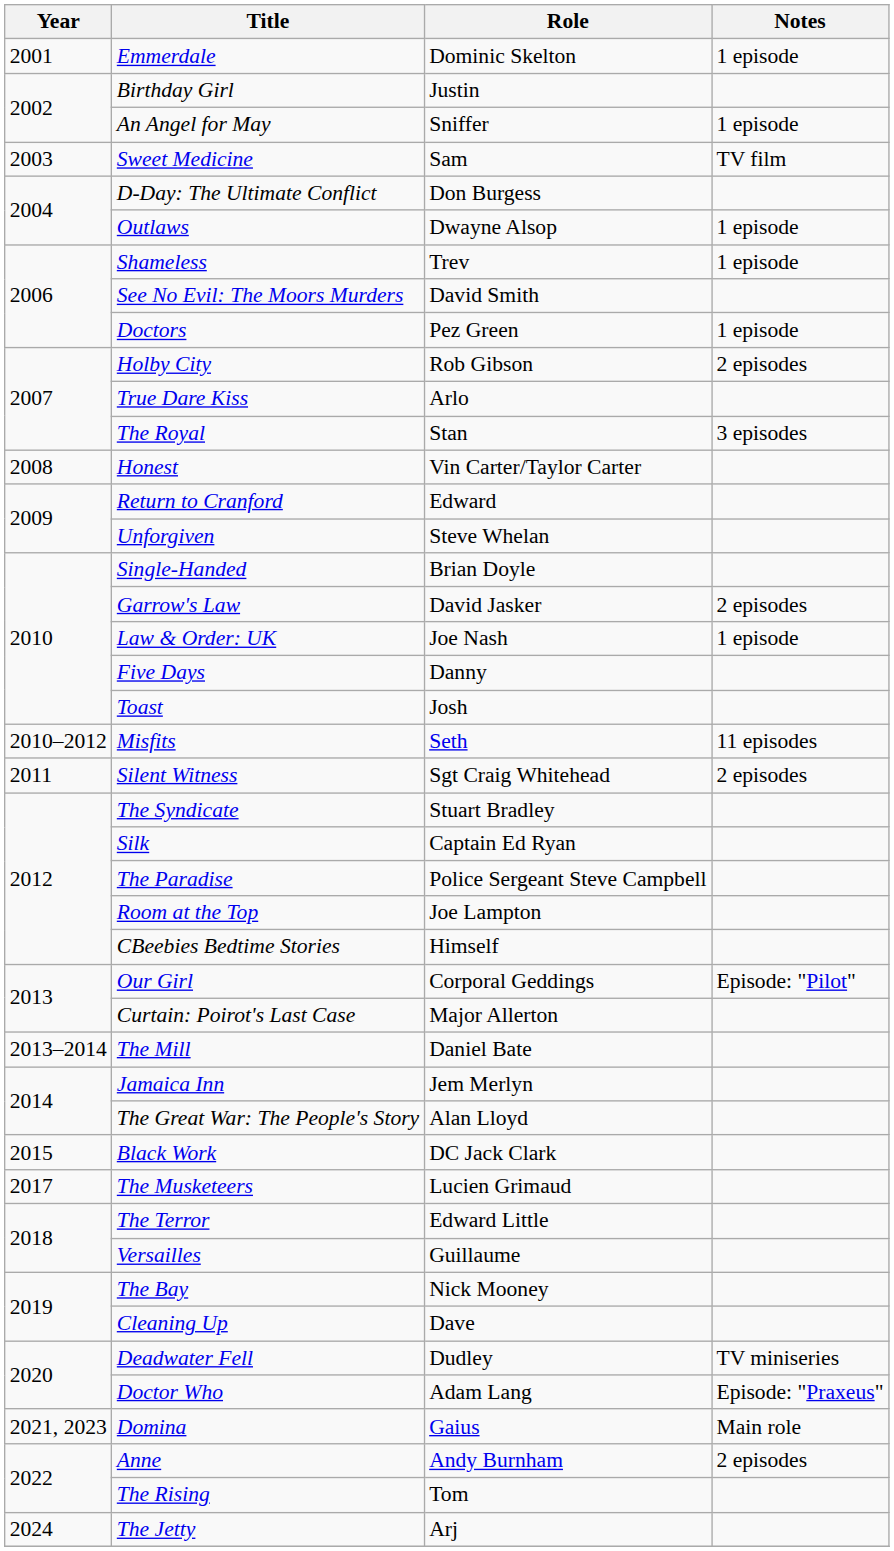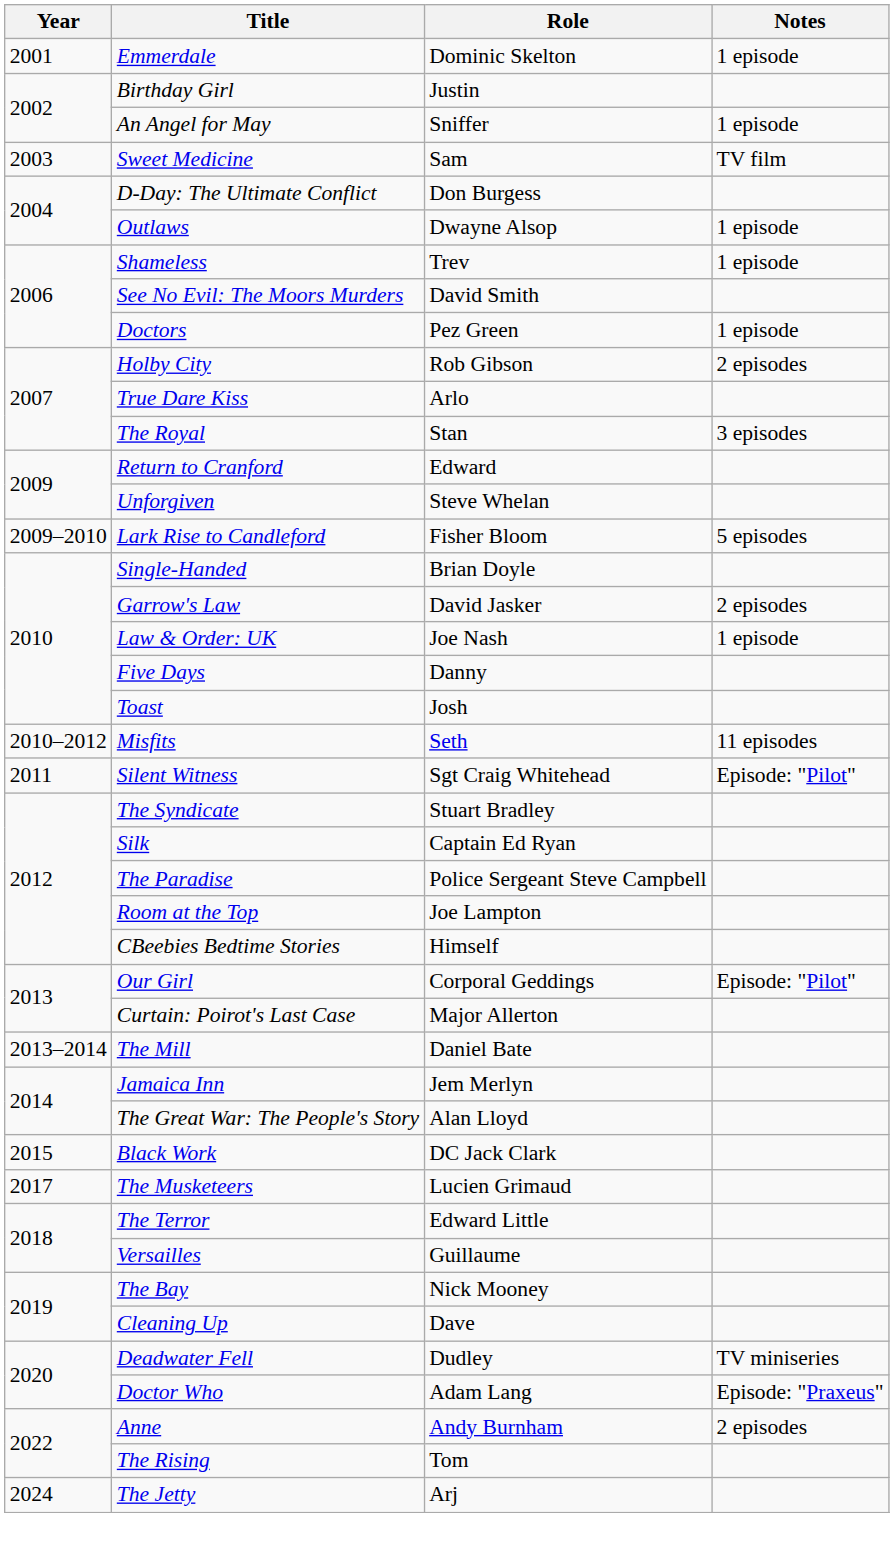- row: (147, 466)
+ row: (221, 535)
(762, 775) 2 episodes -> (786, 775) Episode: "Pilot"
- row: (152, 1426)
